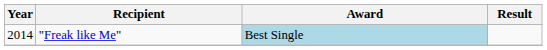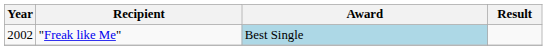(20, 34) 2014 -> (20, 34) 2002
